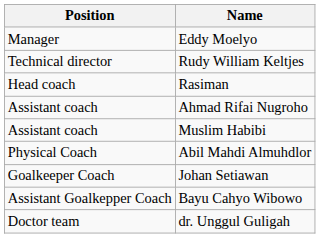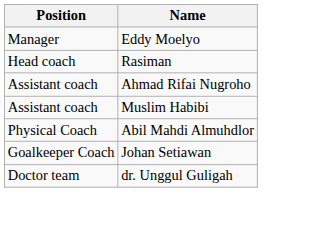- row: (241, 61)
- row: (240, 198)
